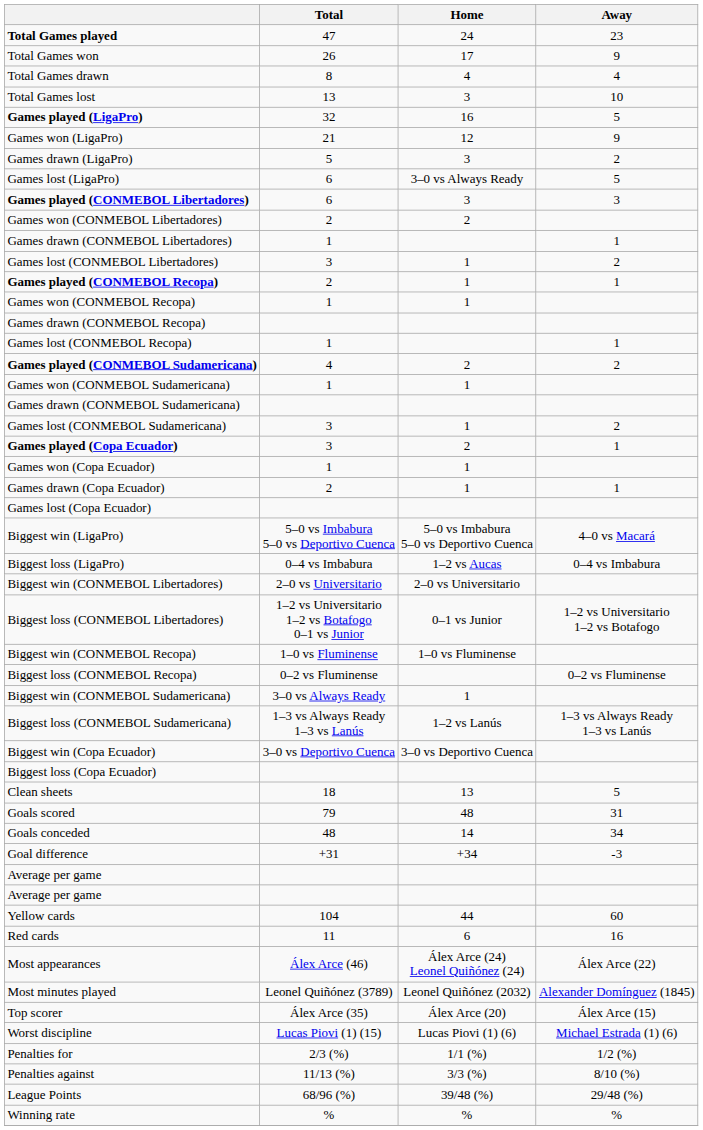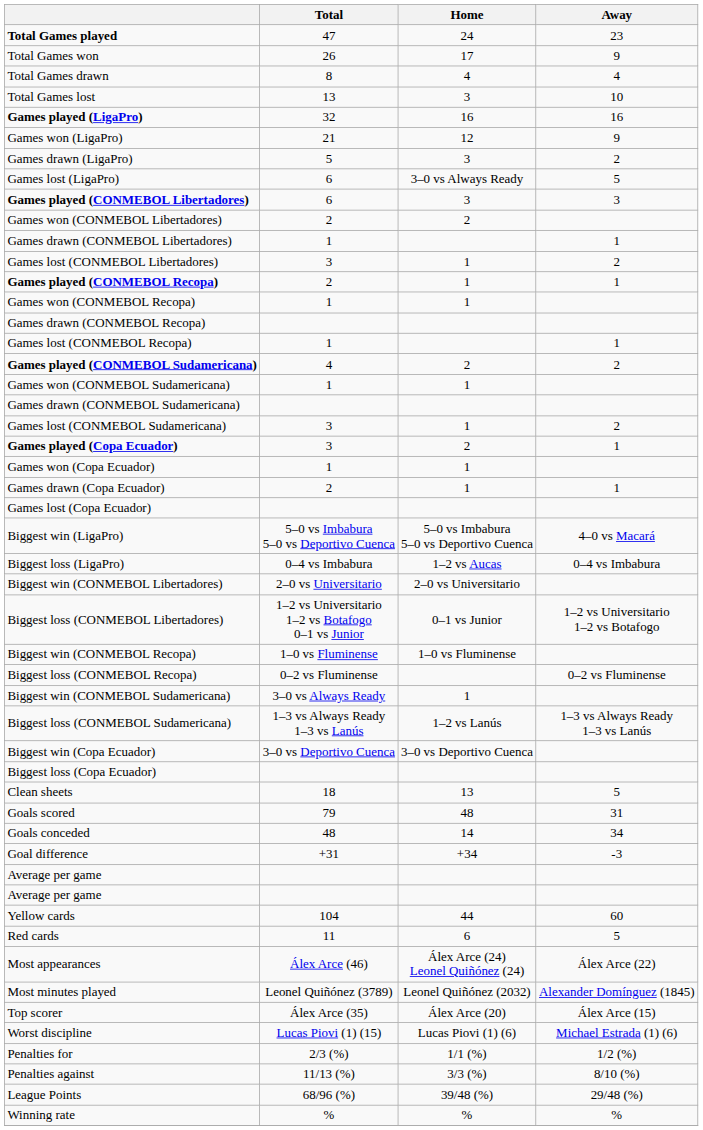(617, 117) 5 -> (617, 117) 16
(617, 936) 16 -> (617, 936) 5
